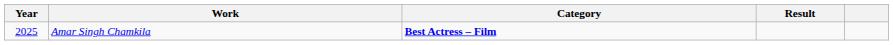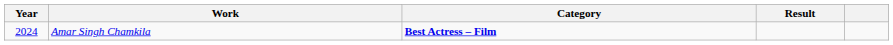(26, 31) 2025 -> (26, 31) 2024
